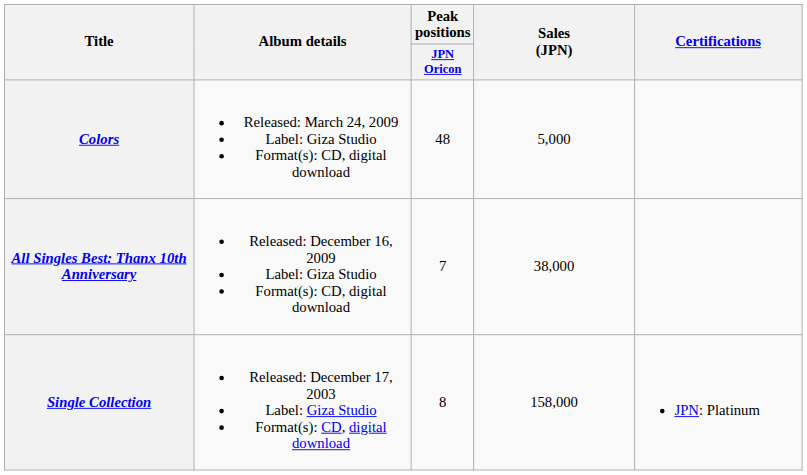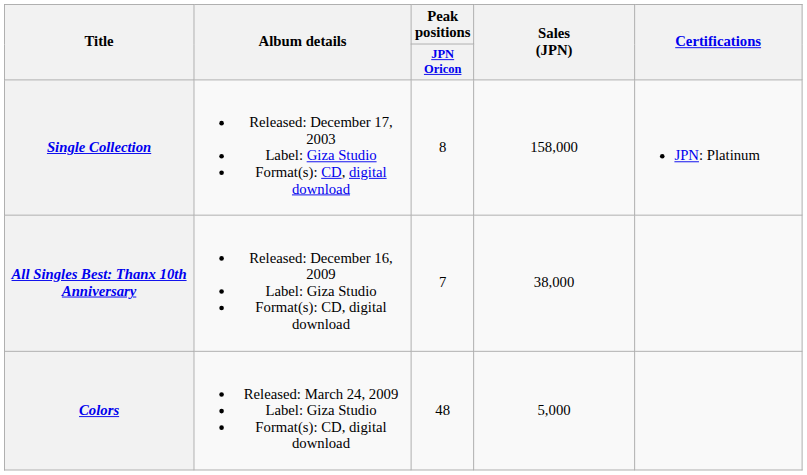rows swapped: (99, 402) <-> (99, 139)
